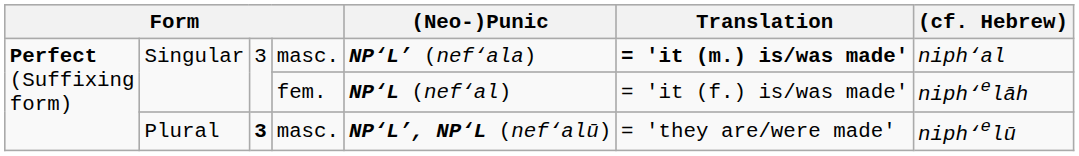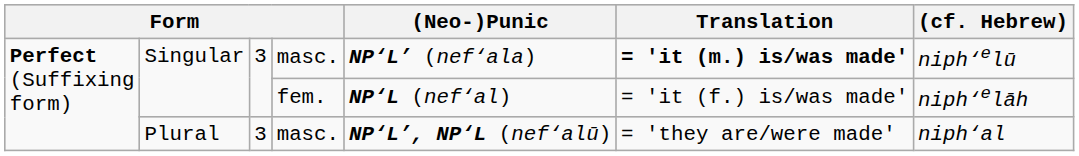(962, 56) niph‘al -> (967, 58) niph‘elū
(260, 131) bold -> (260, 134) normal
(967, 131) niph‘elū -> (962, 134) niph‘al
